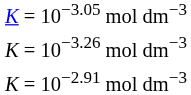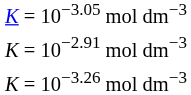rows swapped: (96, 47) <-> (96, 81)
